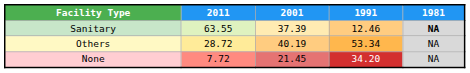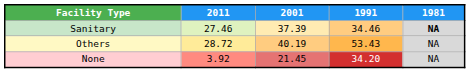(218, 28) 63.55 -> (218, 28) 27.46
(366, 28) 12.46 -> (366, 28) 34.46
(366, 44) 53.34 -> (366, 44) 53.43
(218, 59) 7.72 -> (218, 59) 3.92
